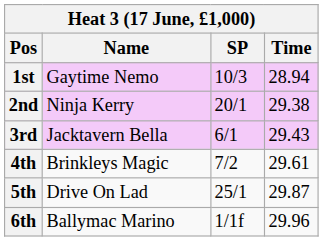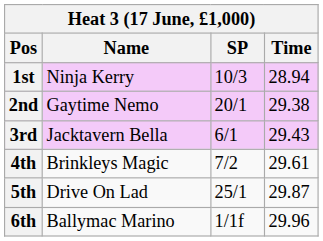(103, 76) Gaytime Nemo -> (90, 76) Ninja Kerry
(90, 105) Ninja Kerry -> (103, 105) Gaytime Nemo
